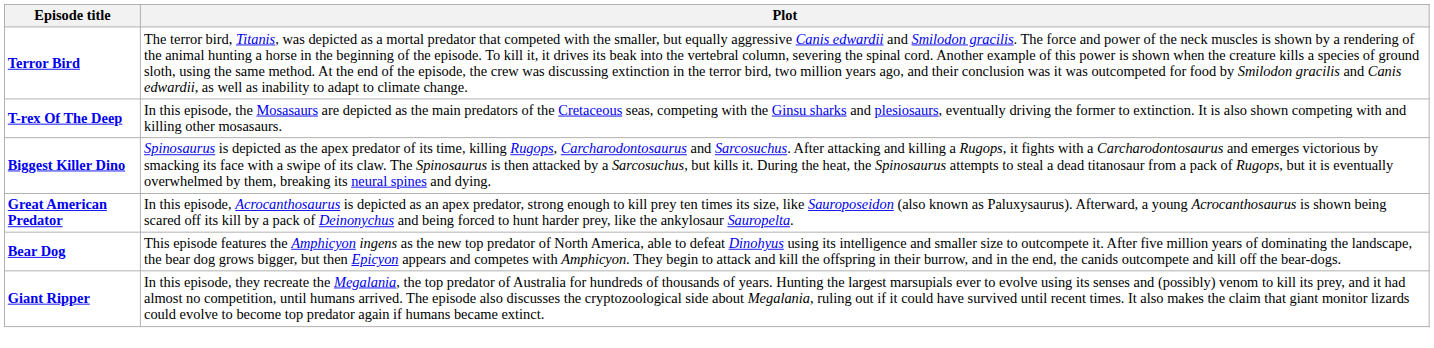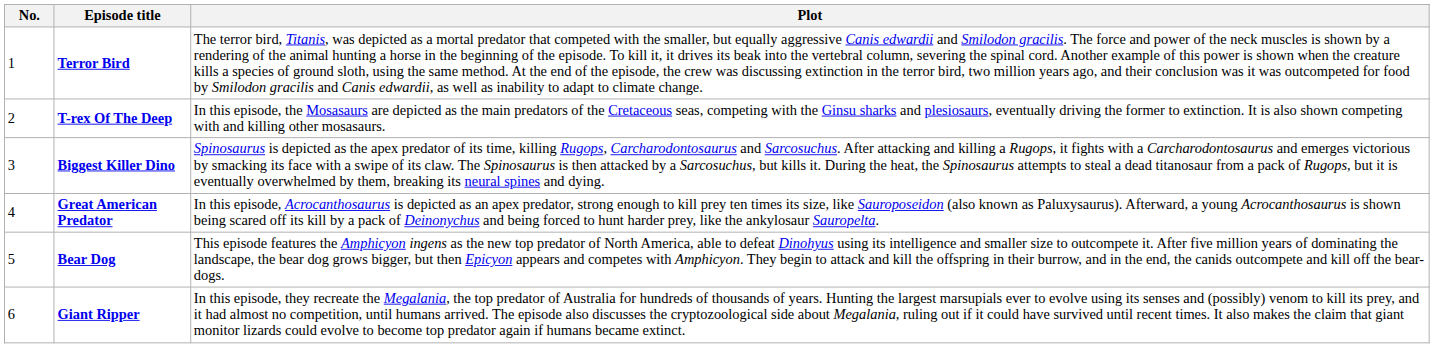+ column: (29, 15)
